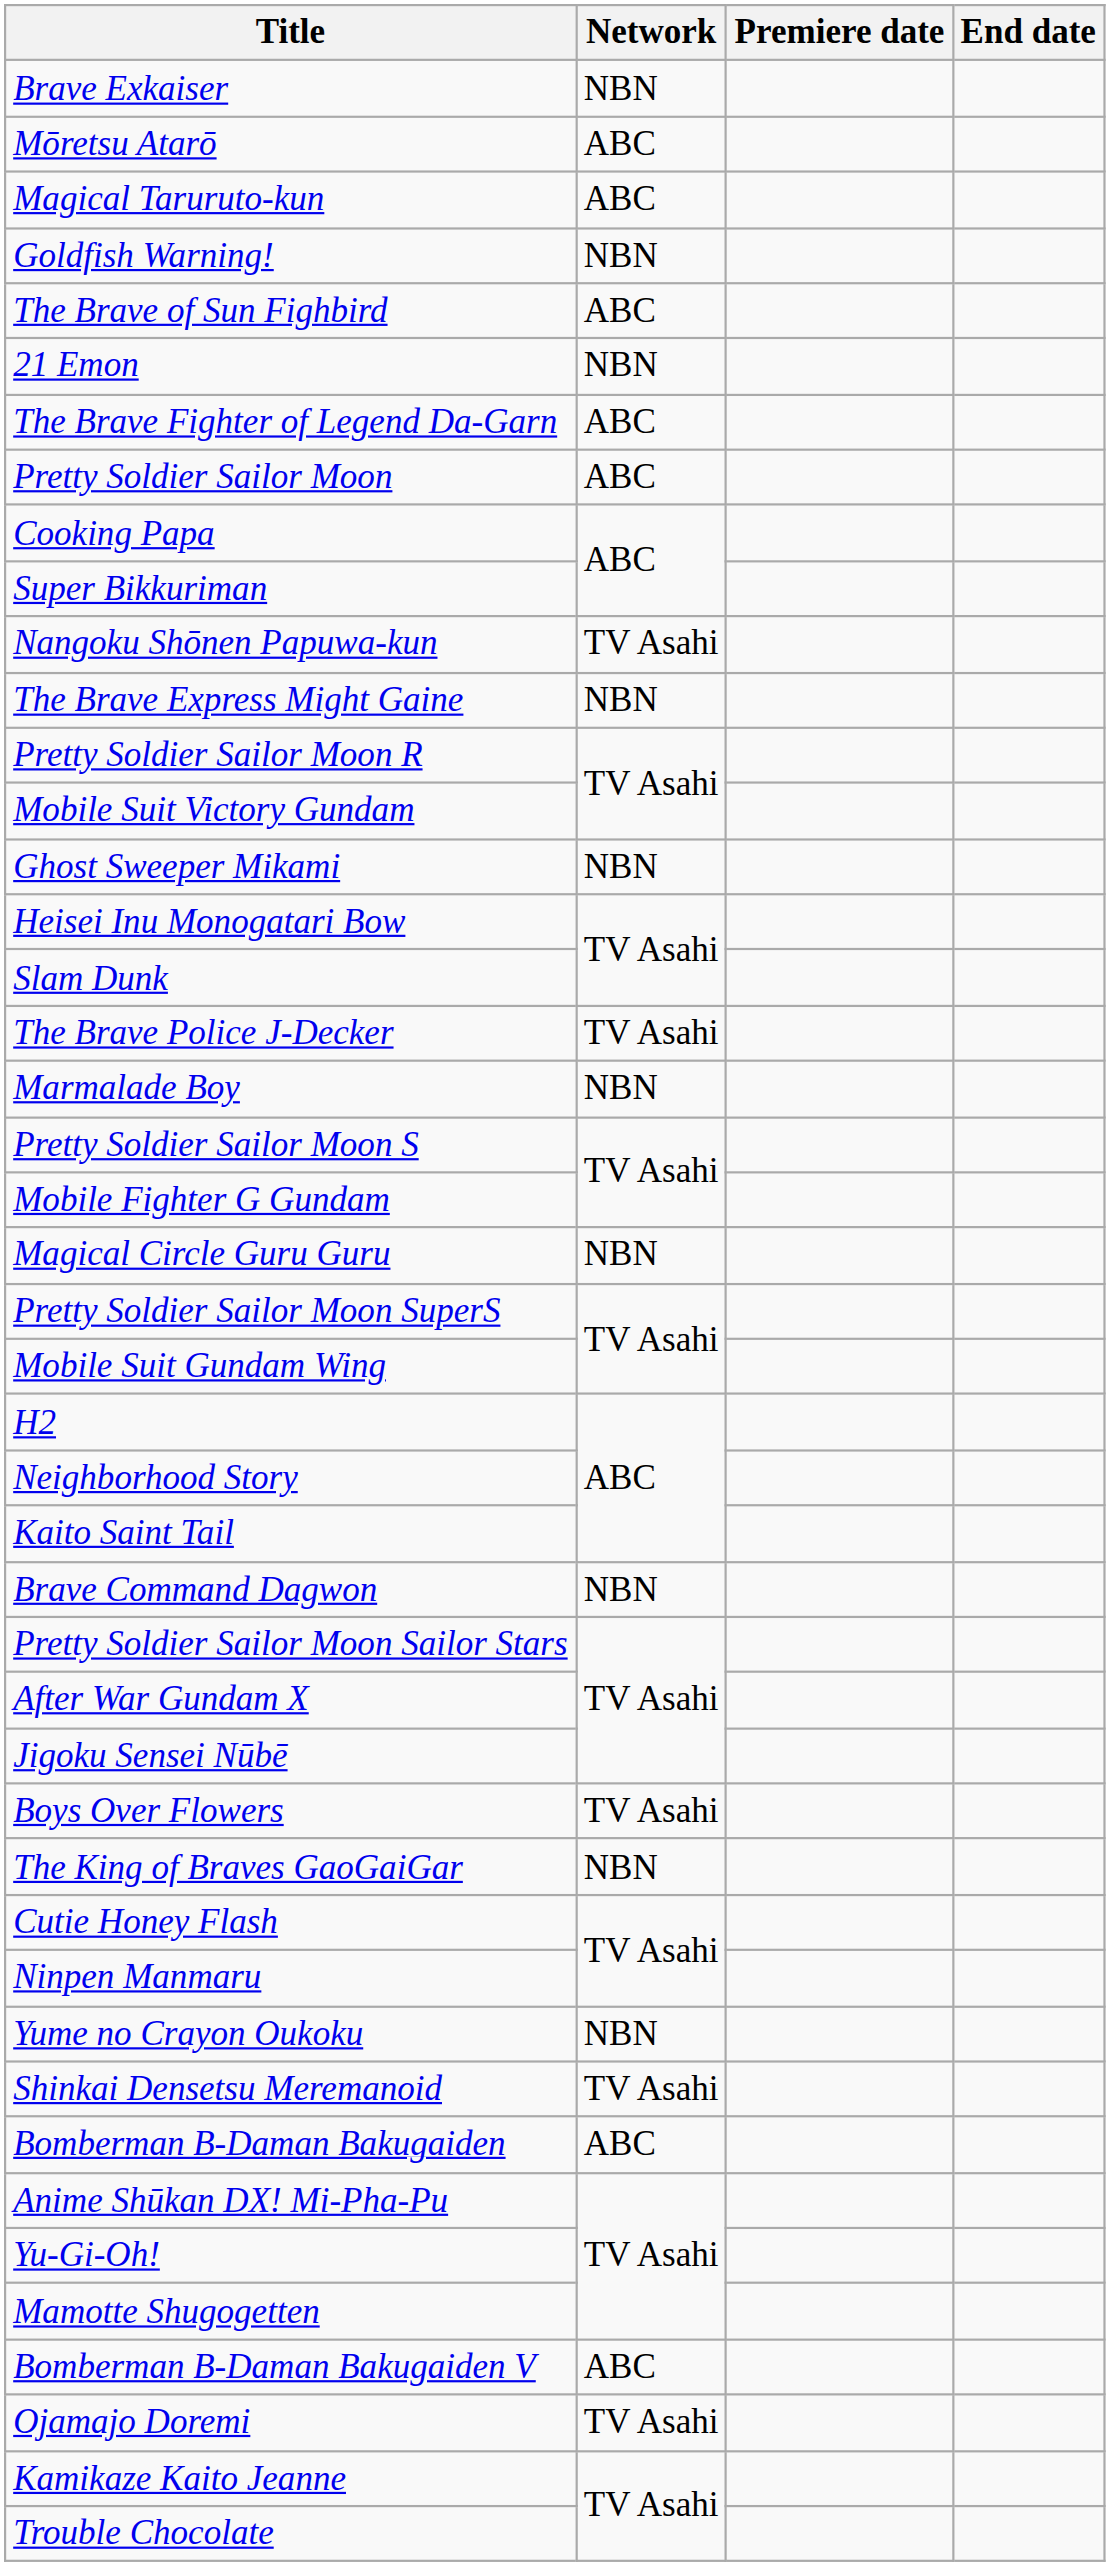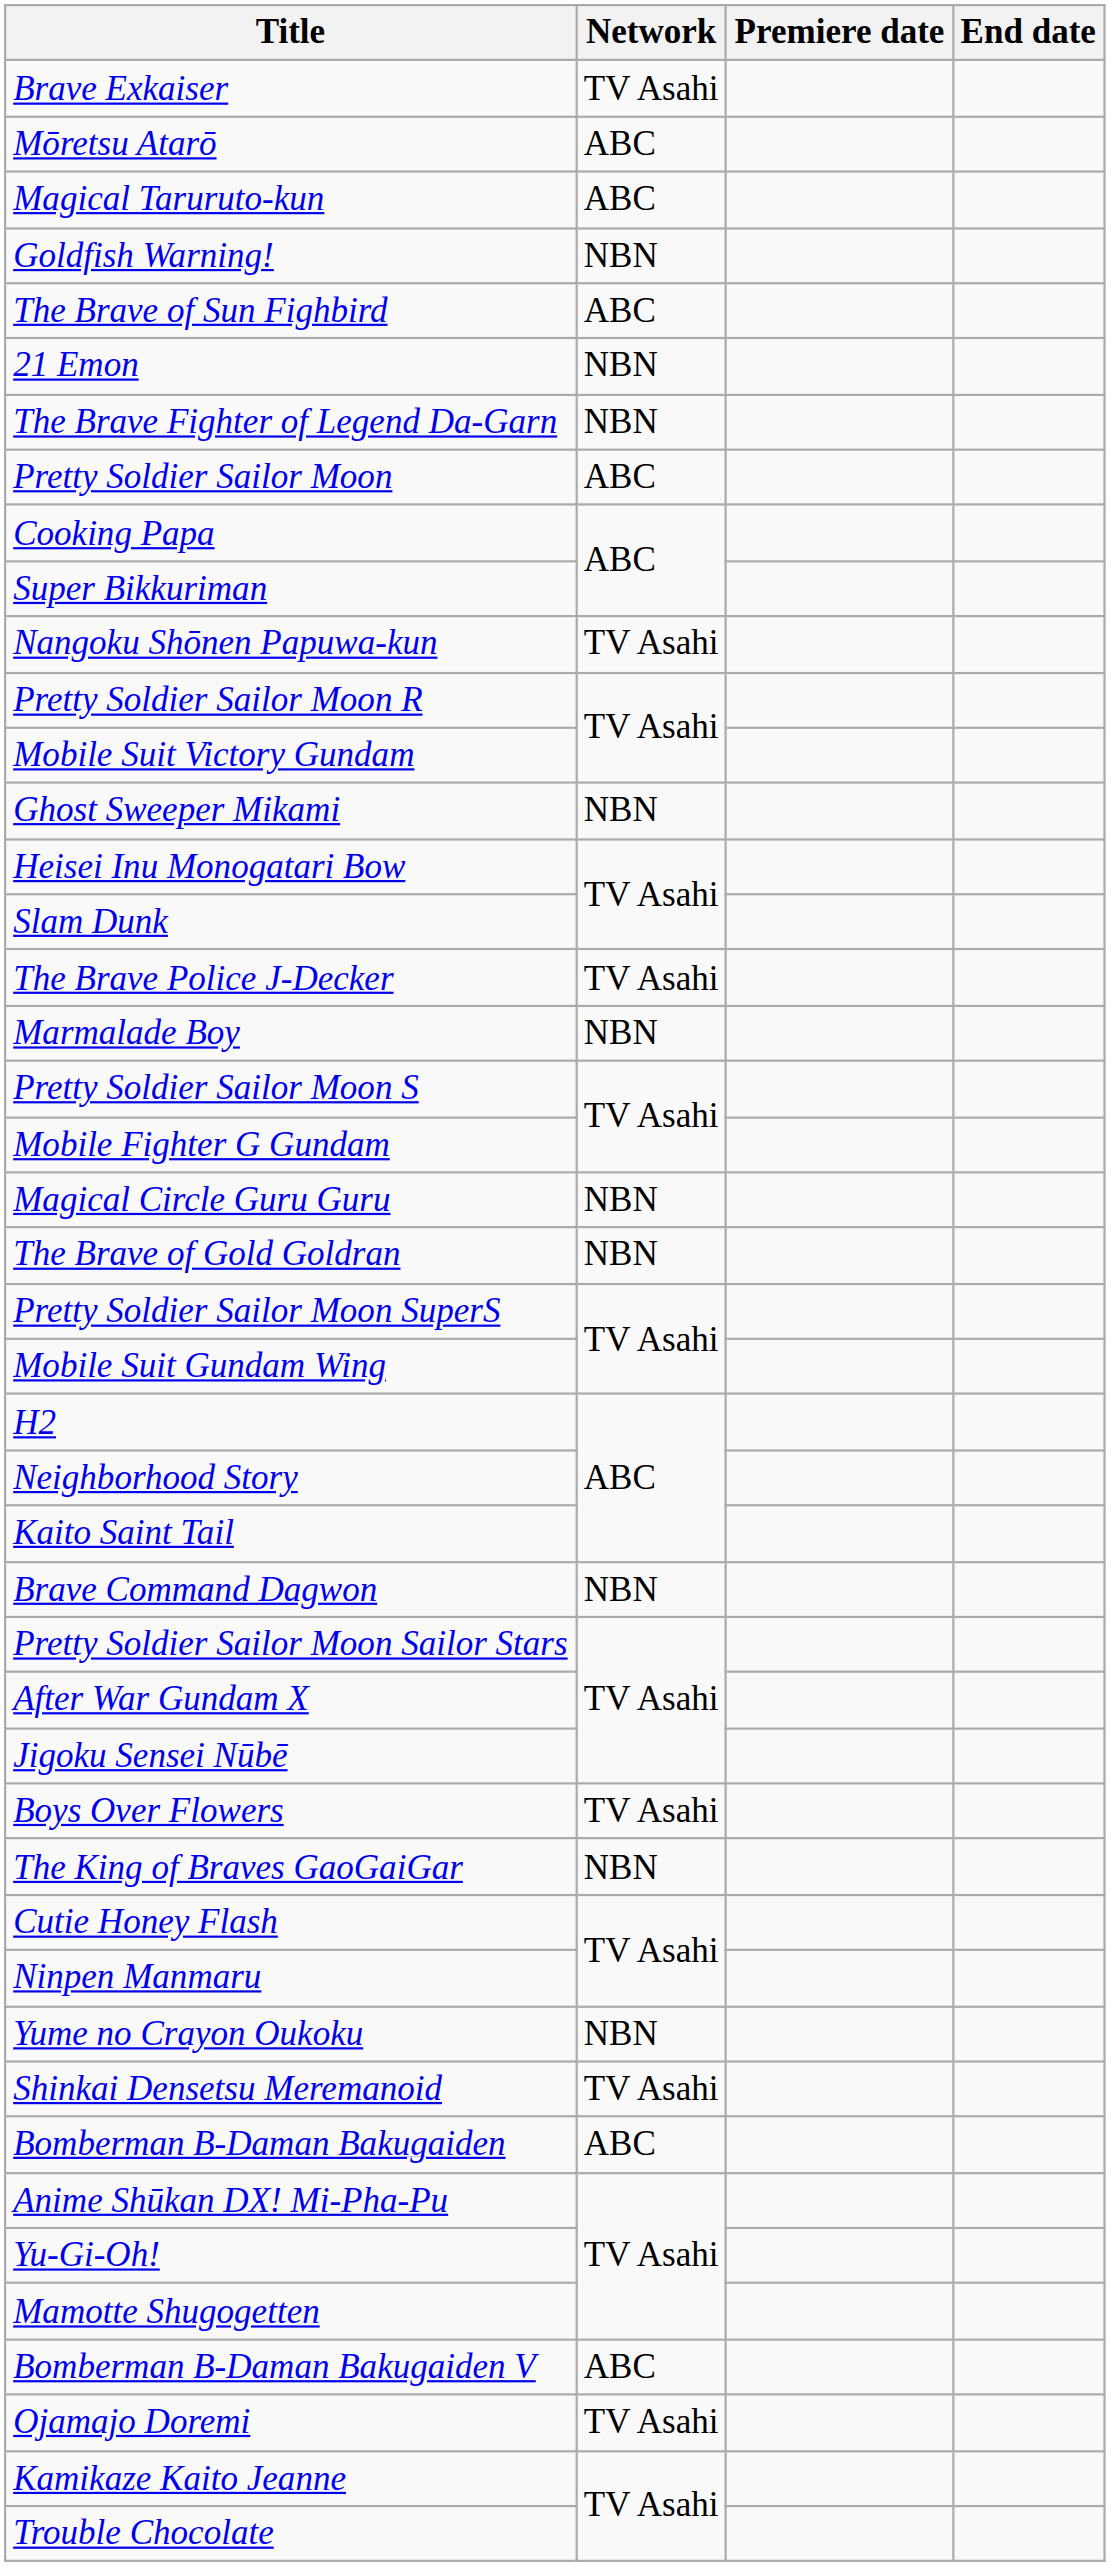(621, 87) NBN -> (651, 87) TV Asahi
(620, 421) ABC -> (621, 421) NBN
- row: (238, 699)
+ row: (207, 1254)
